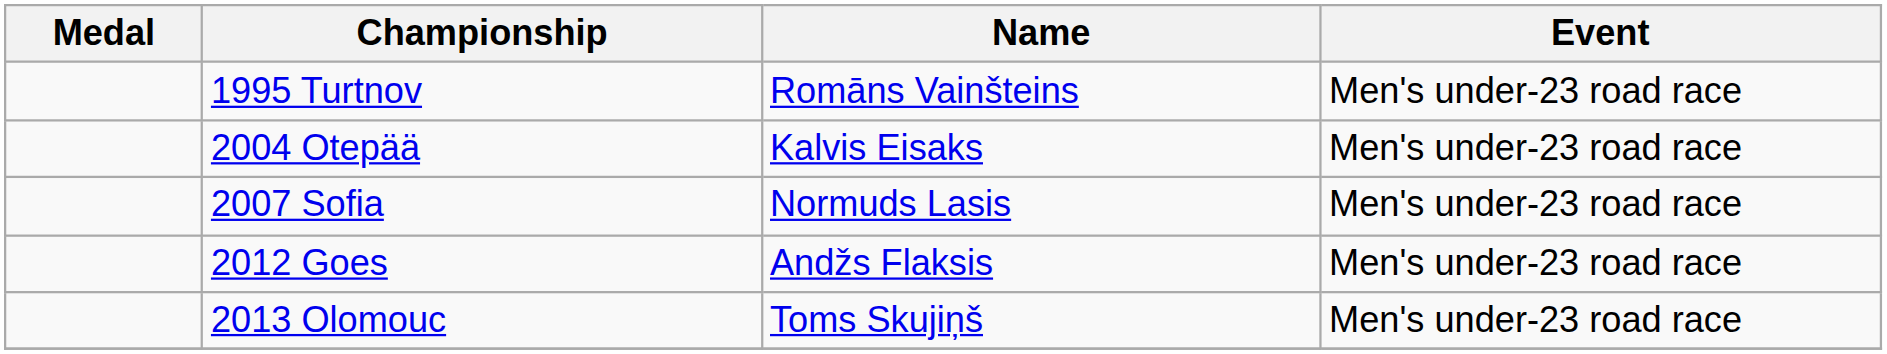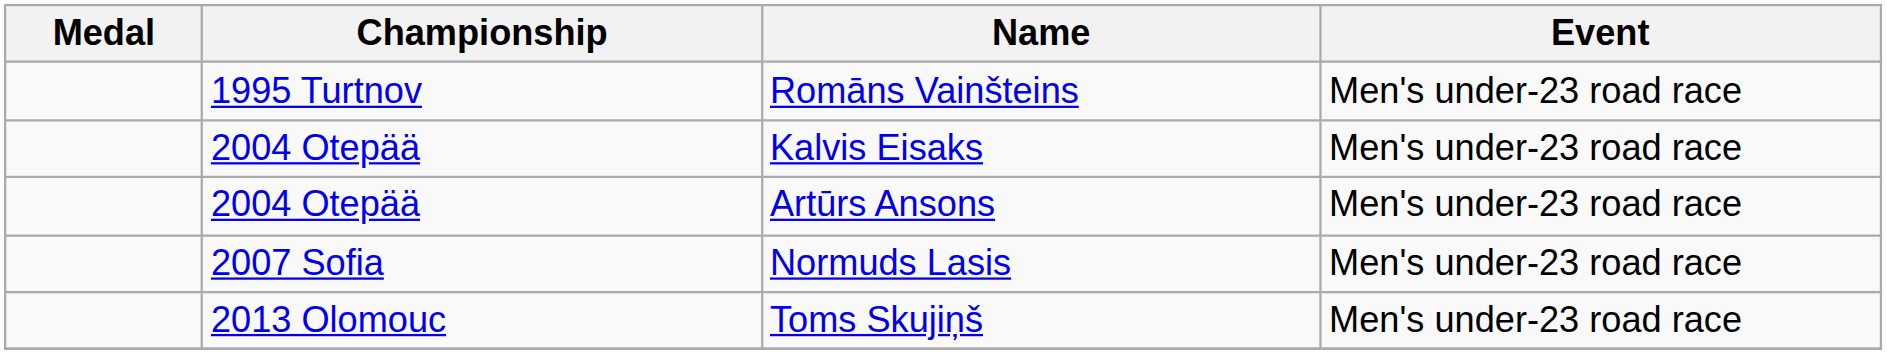+ row: (883, 205)
- row: (882, 262)
